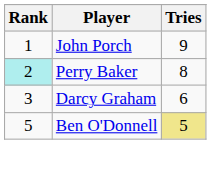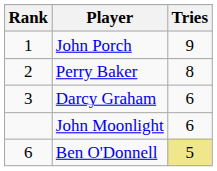(28, 71) paleturquoise background -> (28, 71) no background
+ row: (110, 125)
(28, 125) 5 -> (28, 152) 6
